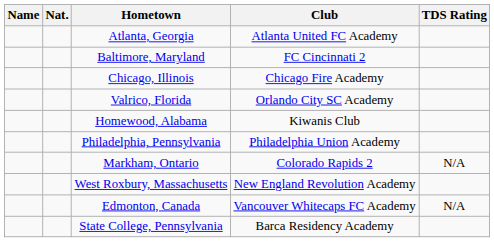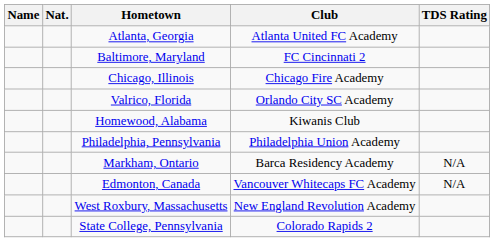(325, 163) Colorado Rapids 2 -> (325, 163) Barca Residency Academy
rows swapped: (151, 184) <-> (151, 205)
(325, 226) Barca Residency Academy -> (325, 226) Colorado Rapids 2
